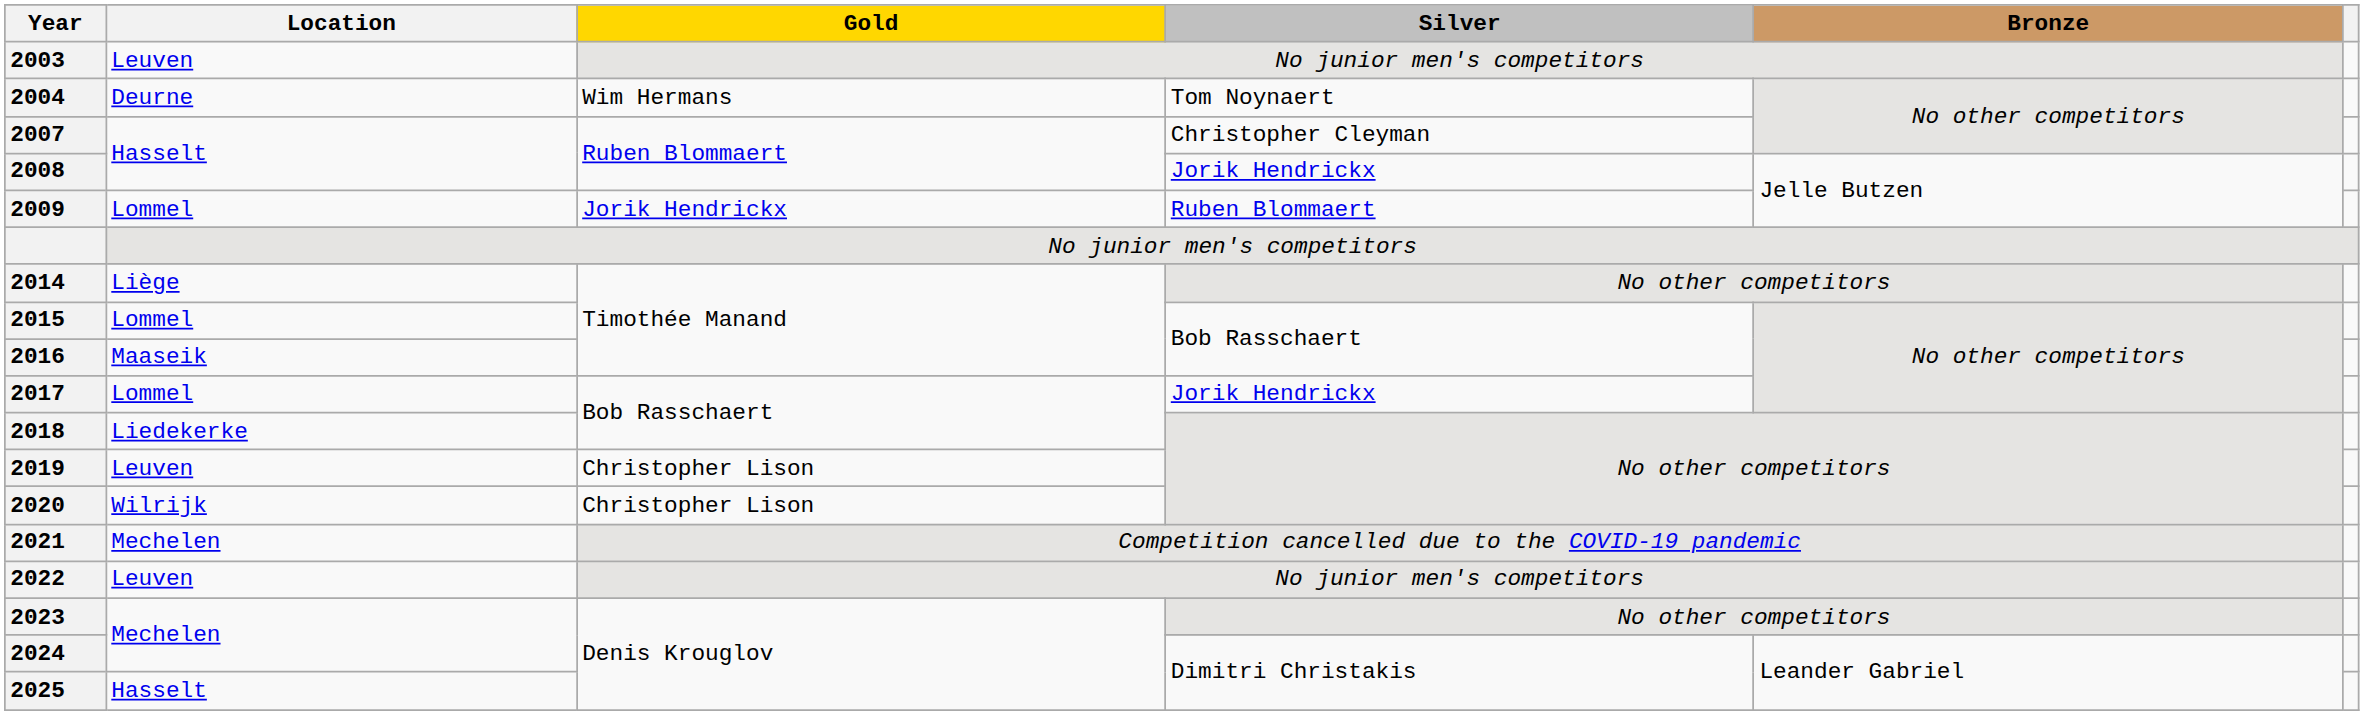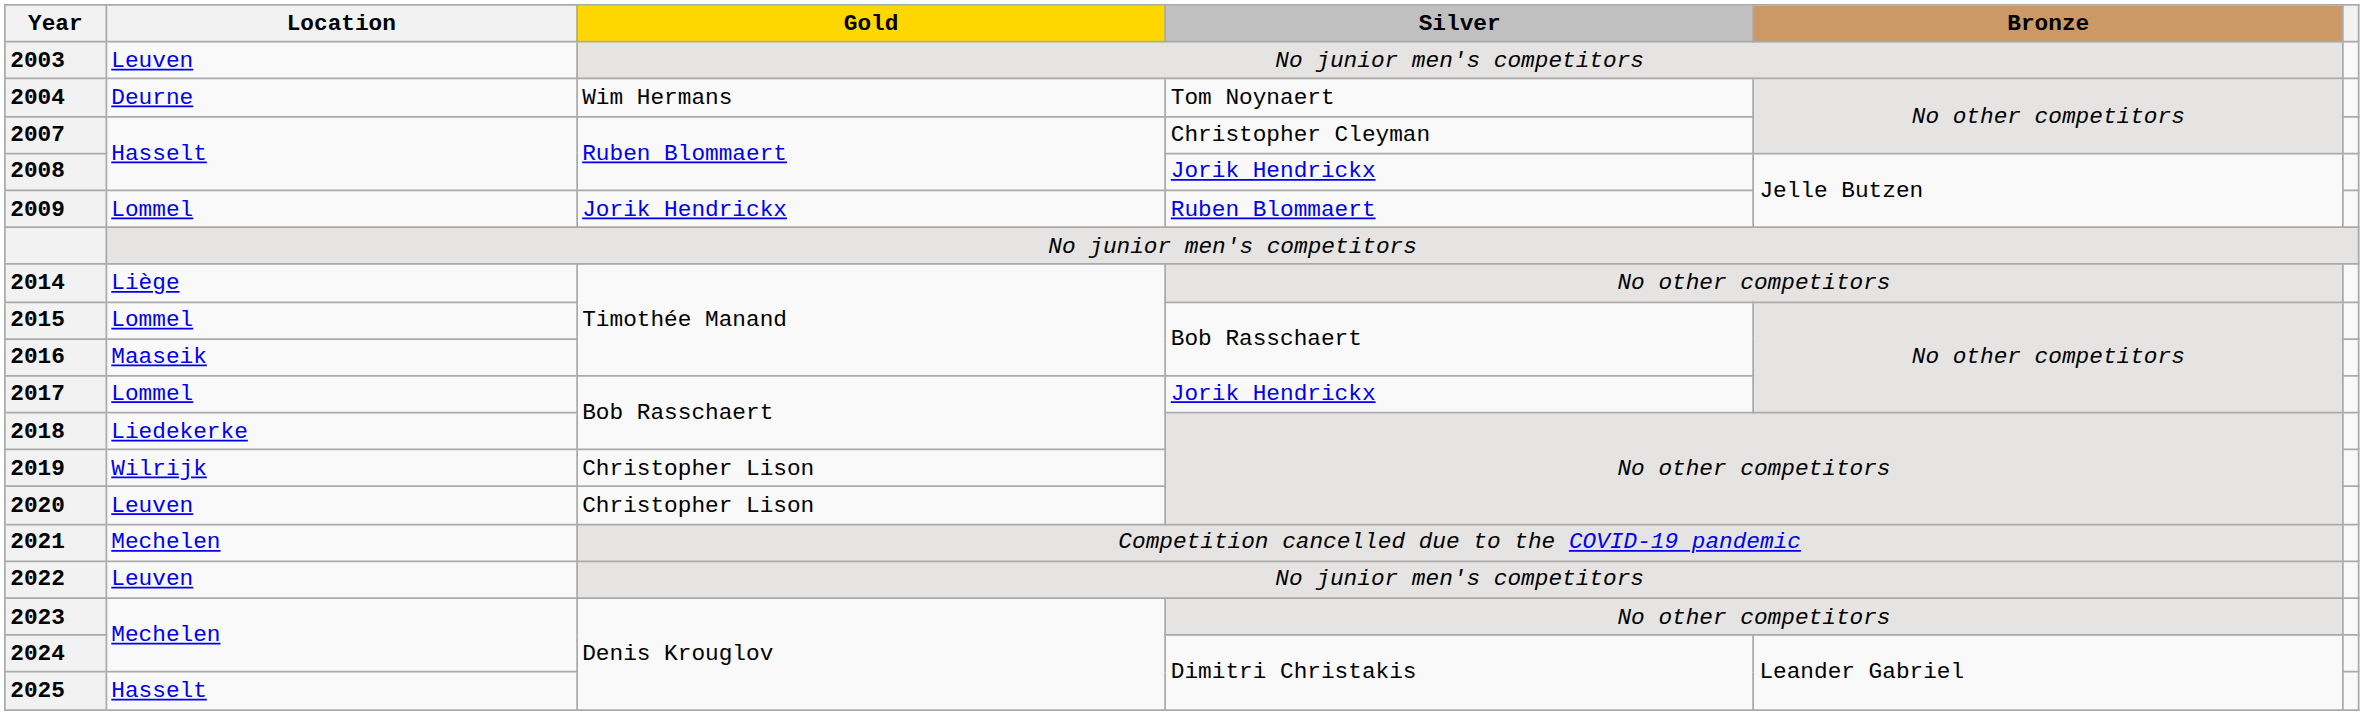(152, 468) Leuven -> (159, 468) Wilrijk
(159, 505) Wilrijk -> (152, 505) Leuven
